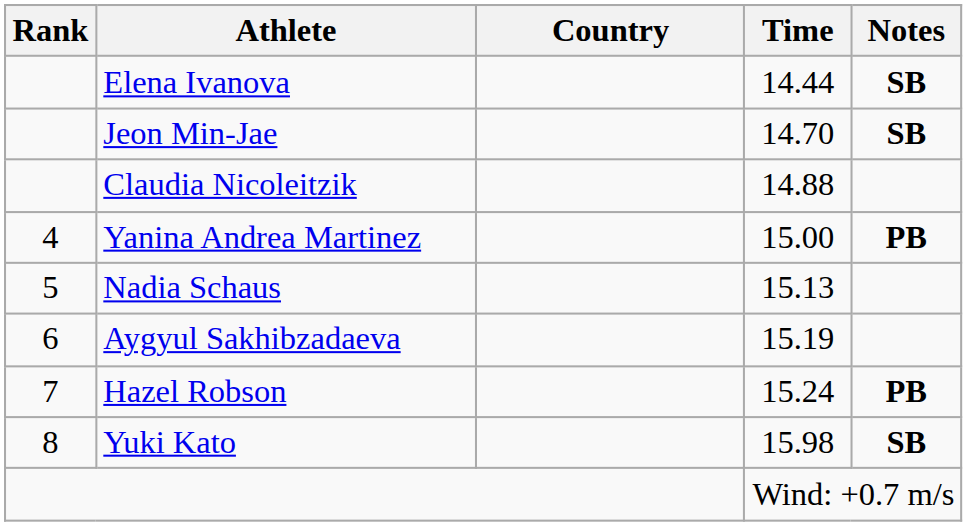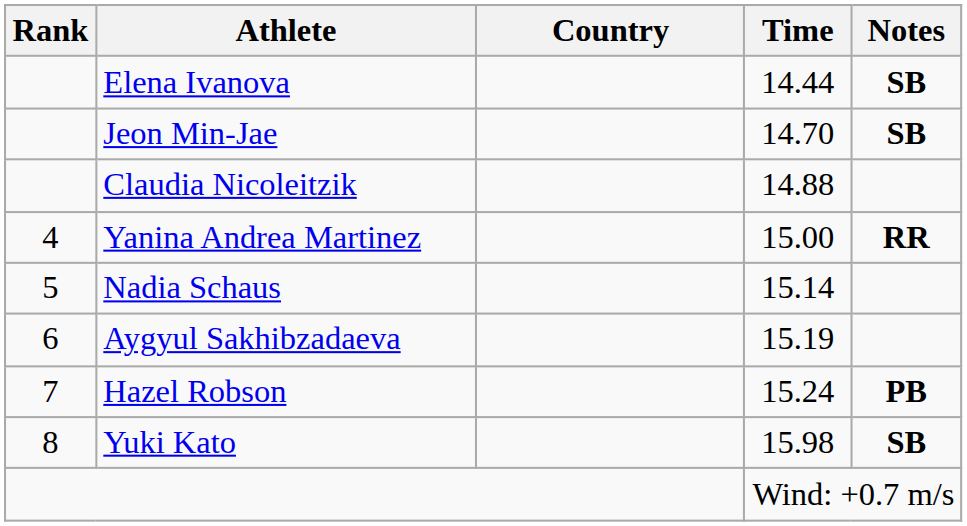(906, 236) PB -> (906, 236) RR
(798, 287) 15.13 -> (798, 287) 15.14
